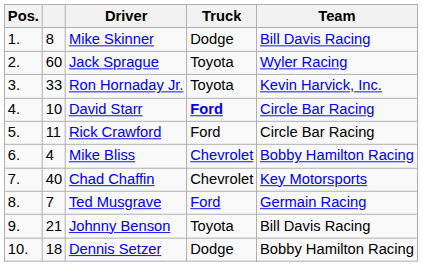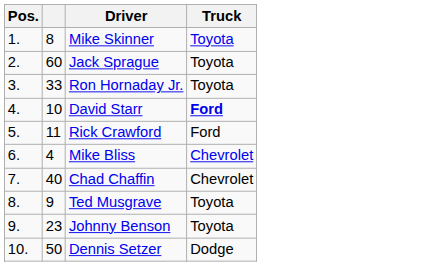- column: (337, 16)
(212, 39) Dodge -> (212, 39) Toyota
(50, 202) 7 -> (50, 202) 9
(205, 202) Ford -> (212, 202) Toyota
(54, 226) 21 -> (54, 226) 23
(54, 249) 18 -> (54, 249) 50
